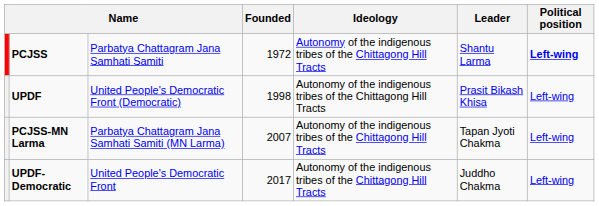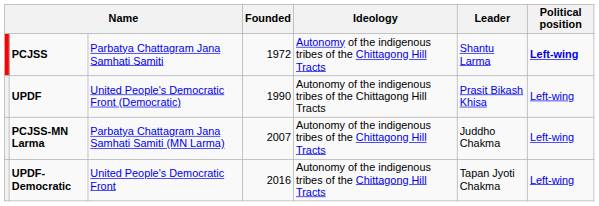(279, 96) 1998 -> (279, 96) 1990
(487, 138) Tapan Jyoti Chakma -> (480, 138) Juddho Chakma
(279, 180) 2017 -> (279, 180) 2016
(480, 180) Juddho Chakma -> (487, 180) Tapan Jyoti Chakma
